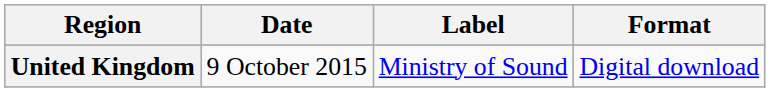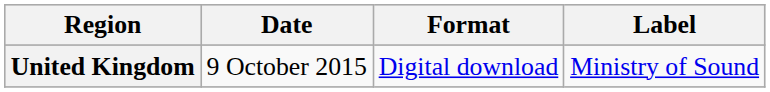columns swapped: (669, 24) <-> (473, 24)
